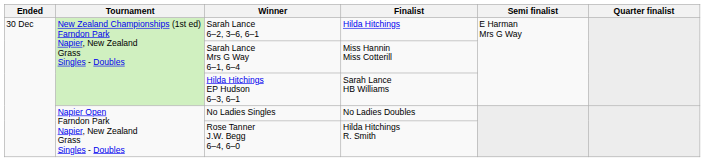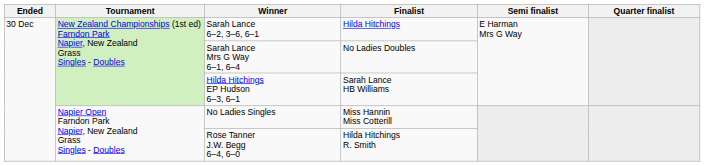(367, 52) Miss Hannin Miss Cotterill -> (379, 47) No Ladies Doubles
(379, 112) No Ladies Doubles -> (367, 117) Miss Hannin Miss Cotterill
